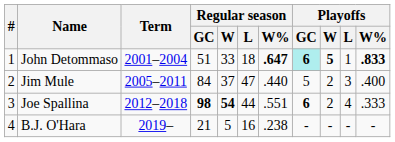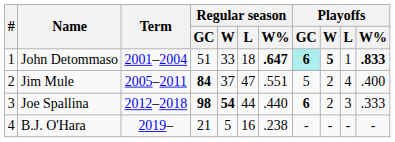(204, 81) normal -> (204, 81) bold
(275, 81) .440 -> (275, 81) .551
(348, 81) 3 -> (348, 81) 4
(275, 103) .551 -> (275, 103) .440
(348, 103) 4 -> (348, 103) 3
